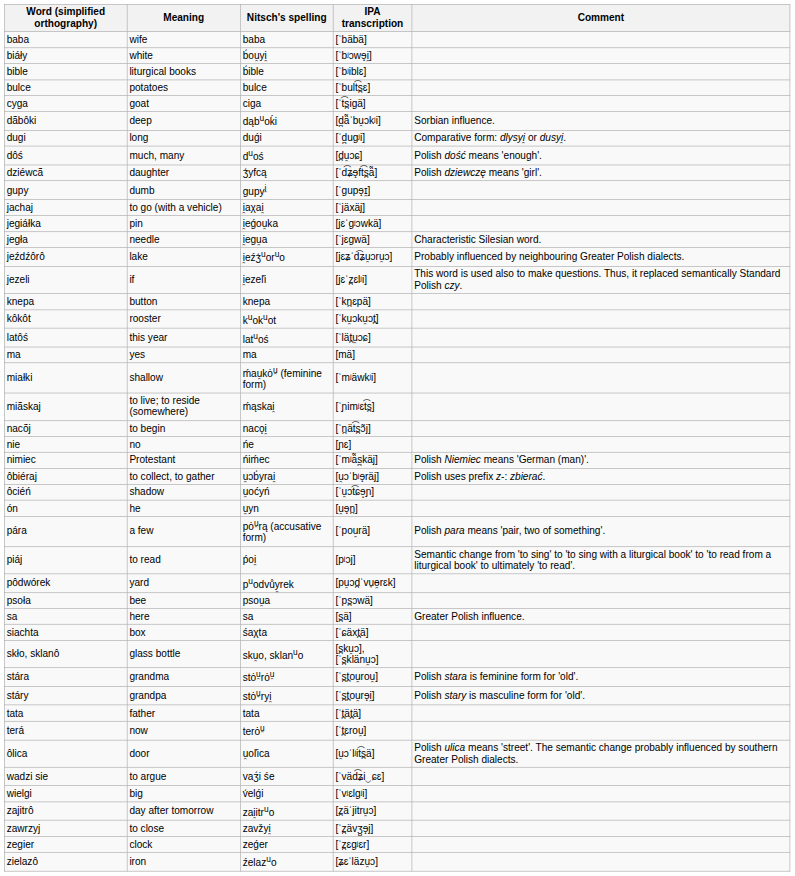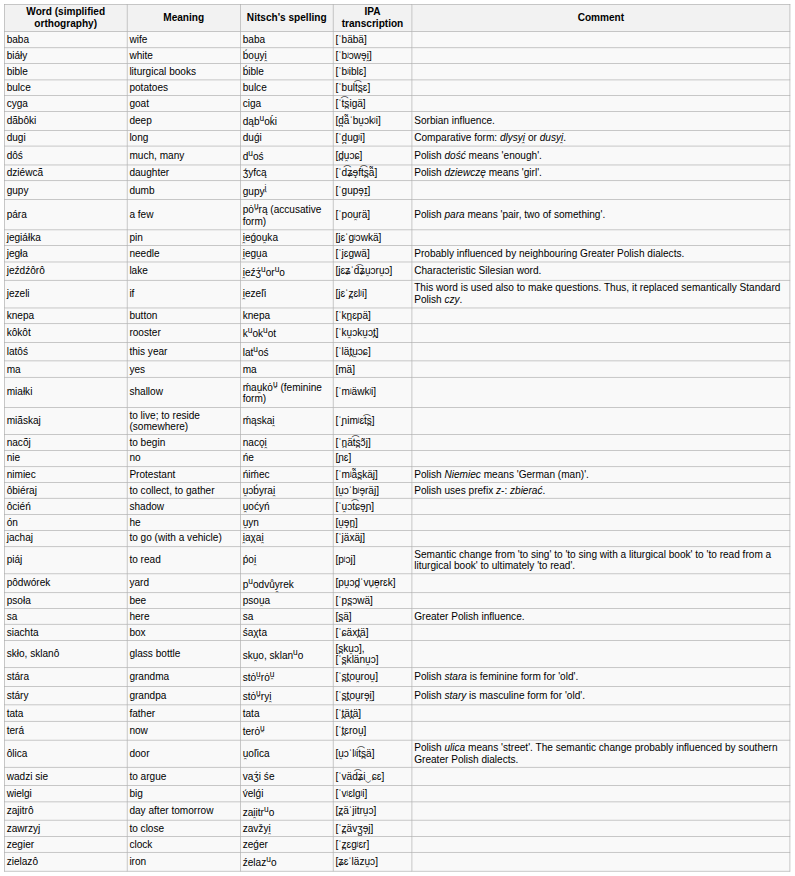rows swapped: (20, 207) <-> (17, 531)
(478, 239) Characteristic Silesian word. -> (549, 253) Probably influenced by neighbouring Greater Polish dialects.
(549, 257) Probably influenced by neighbouring Greater Polish dialects. -> (478, 271) Characteristic Silesian word.
